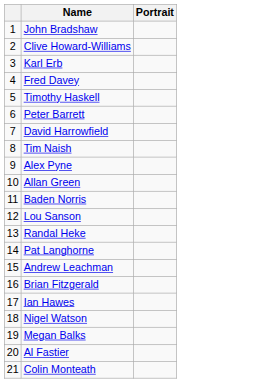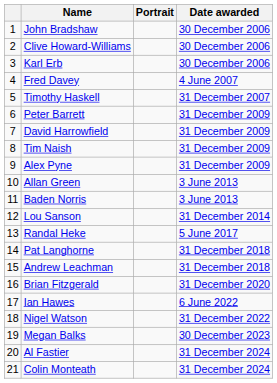+ column: (224, 13)
